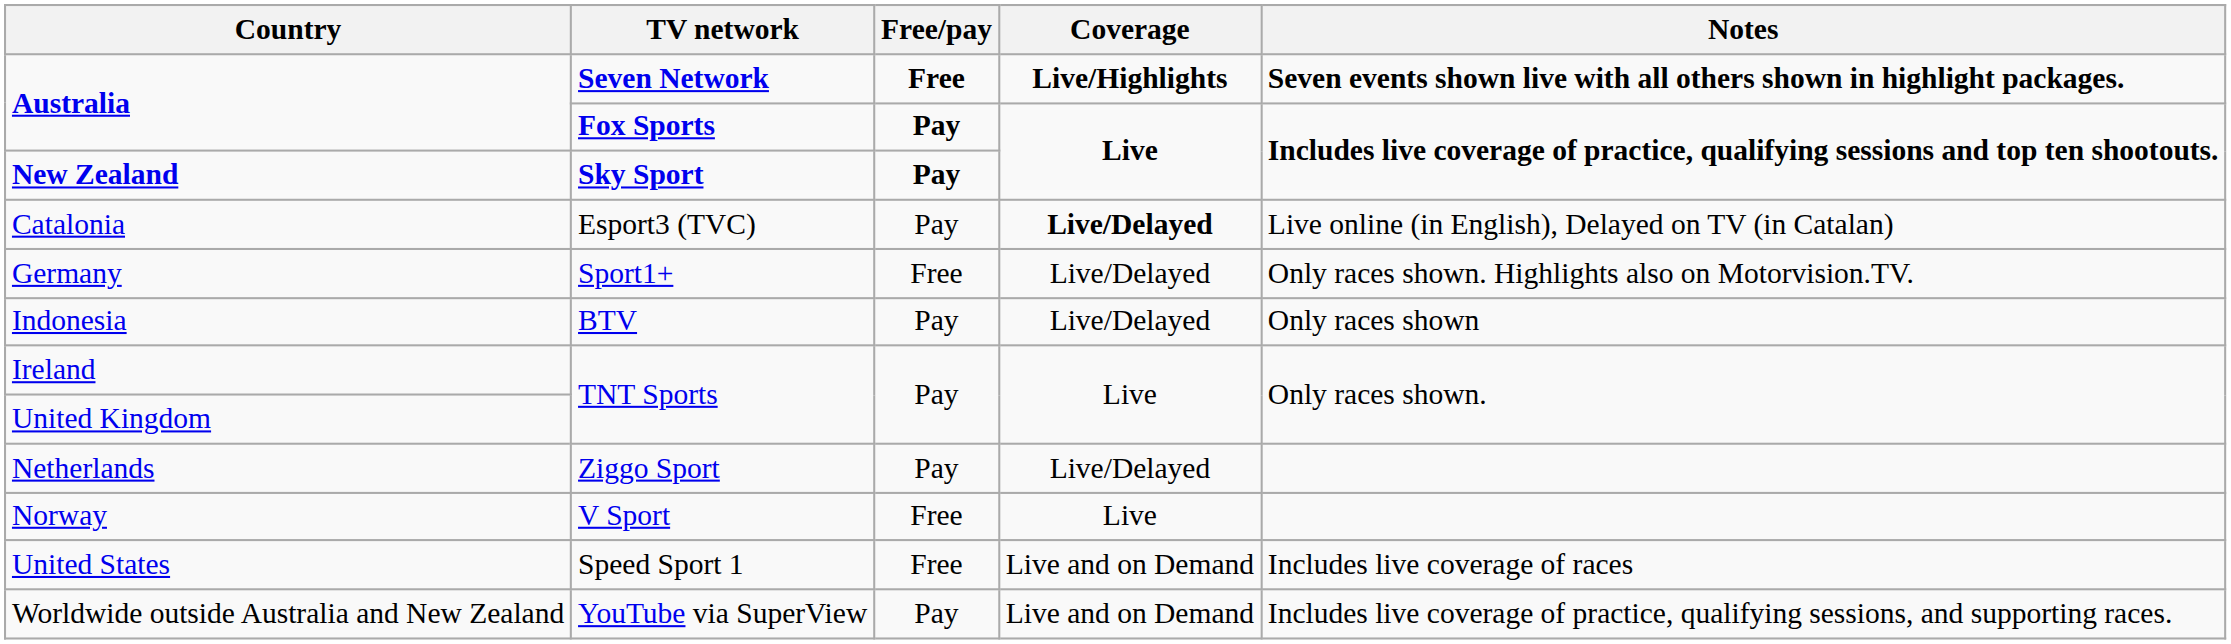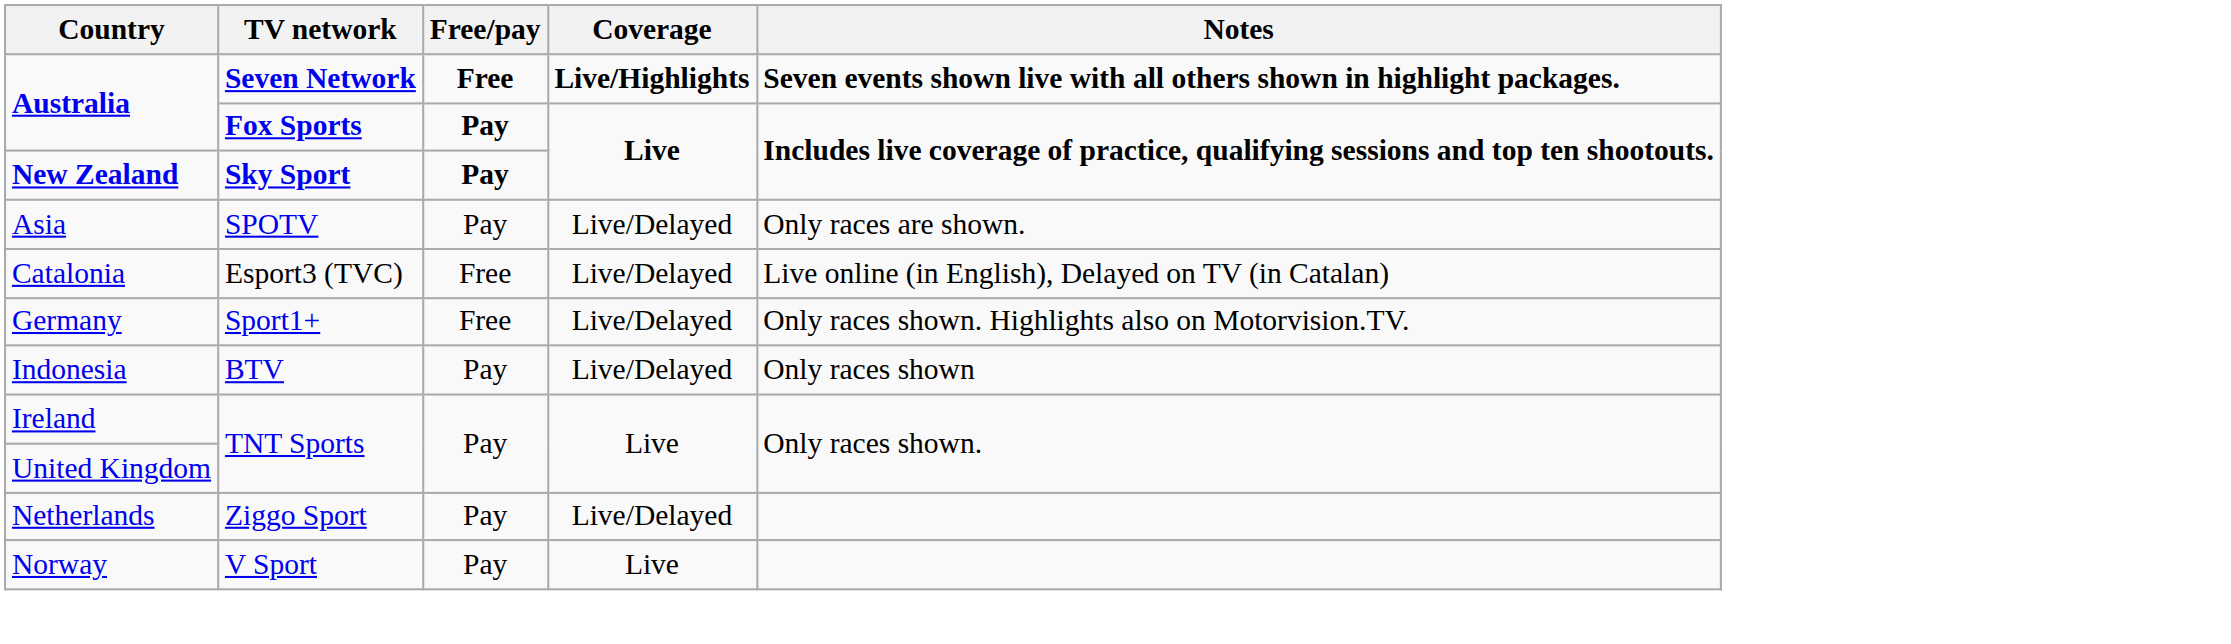+ row: (39, 223)
(936, 223) Pay -> (485, 272) Free
(1130, 223) bold -> (652, 272) normal
(936, 516) Free -> (485, 564) Pay
- row: (91, 564)
- row: (288, 613)
